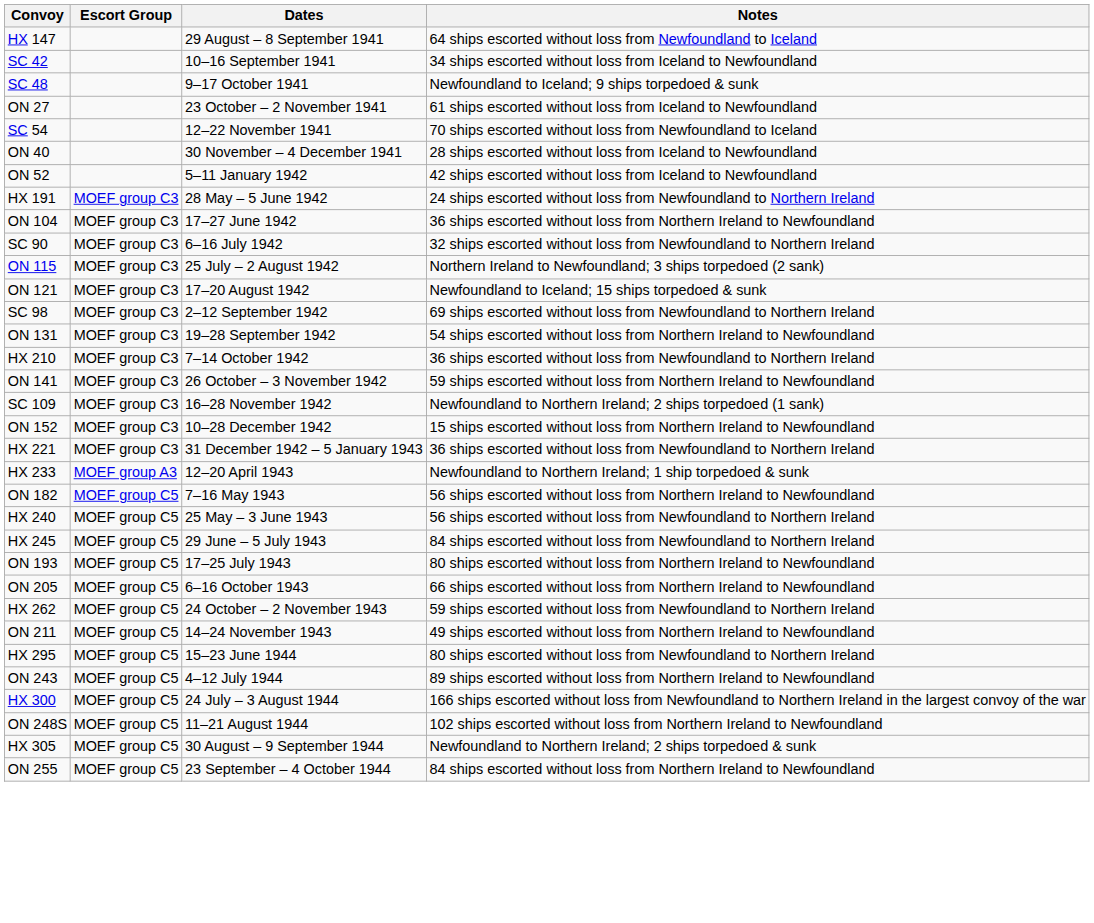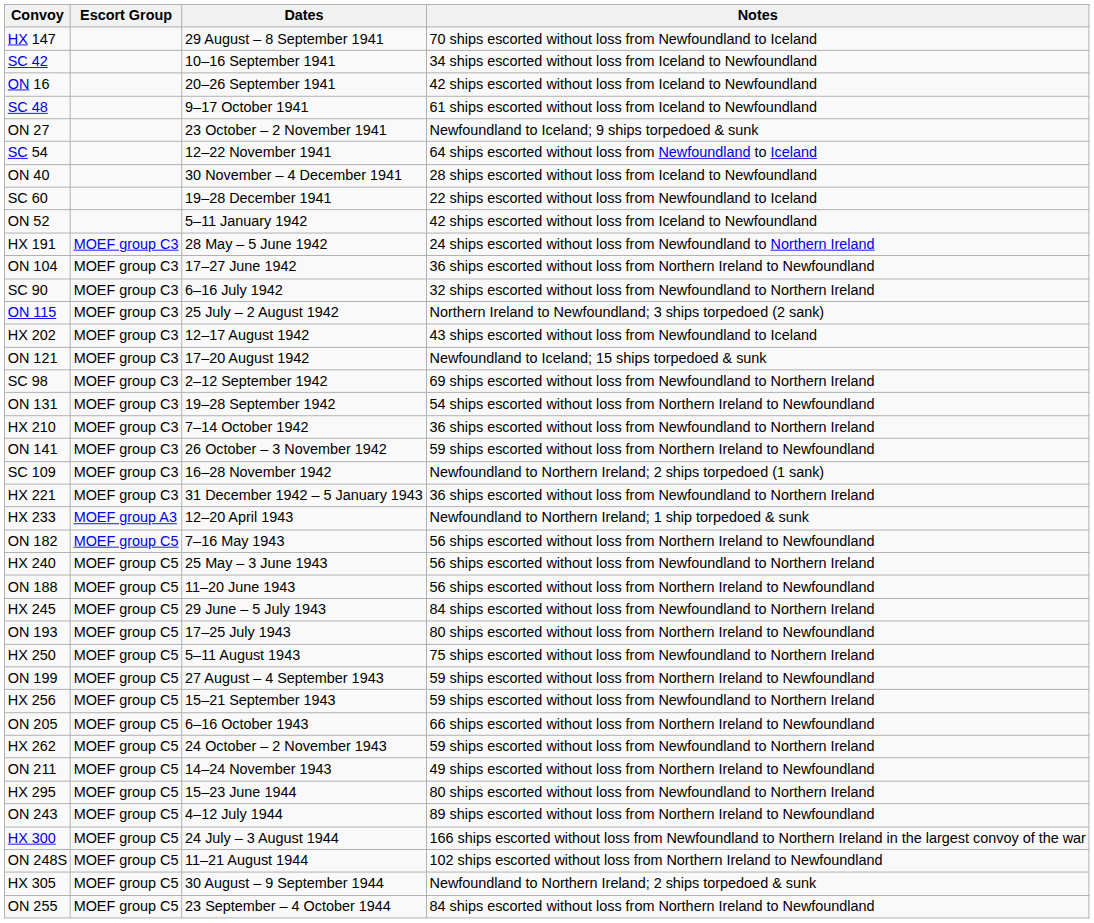(623, 38) 64 ships escorted without loss from Newfoundland to Iceland -> (623, 38) 70 ships escorted without loss from Newfoundland to Iceland
+ row: (29, 84)
(594, 84) Newfoundland to Iceland; 9 ships torpedoed & sunk -> (623, 107) 61 ships escorted without loss from Iceland to Newfoundland
(623, 107) 61 ships escorted without loss from Iceland to Newfoundland -> (594, 130) Newfoundland to Iceland; 9 ships torpedoed & sunk
(623, 130) 70 ships escorted without loss from Newfoundland to Iceland -> (623, 152) 64 ships escorted without loss from Newfoundland to Iceland
+ row: (28, 198)
+ row: (32, 335)
- row: (33, 426)
+ row: (33, 586)
+ row: (32, 655)
+ row: (33, 678)
+ row: (32, 701)
